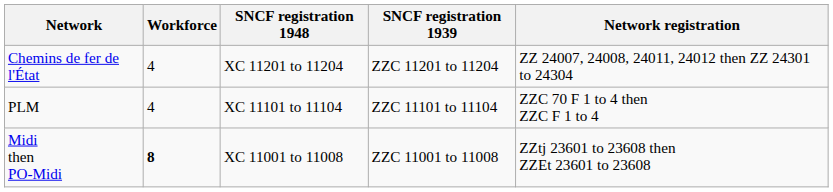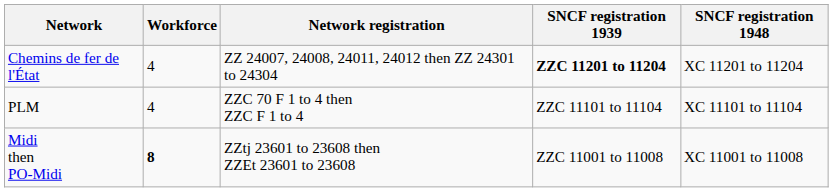columns swapped: (672, 25) <-> (294, 25)
(435, 66) normal -> (601, 66) bold
